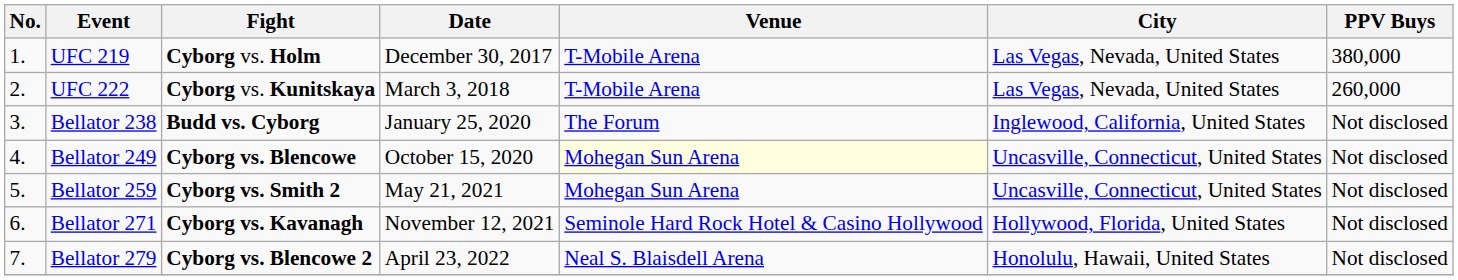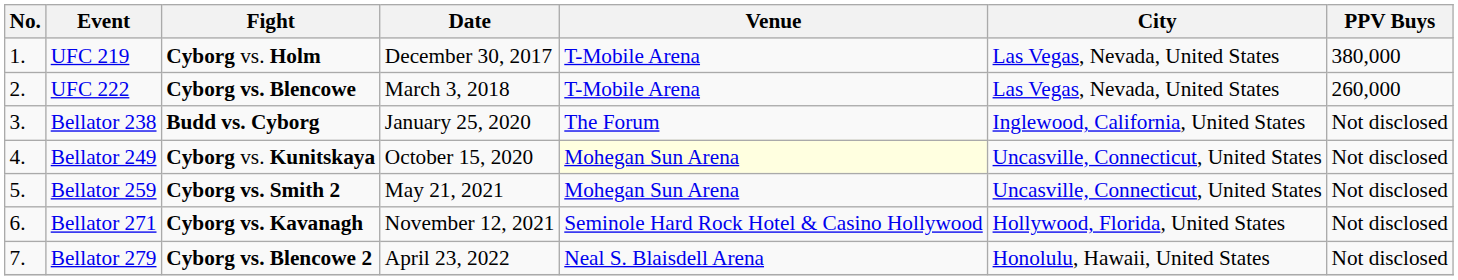(271, 88) Cyborg vs. Kunitskaya -> (261, 88) Cyborg vs. Blencowe
(261, 156) Cyborg vs. Blencowe -> (271, 156) Cyborg vs. Kunitskaya
